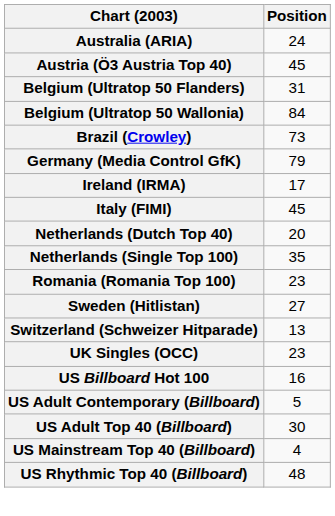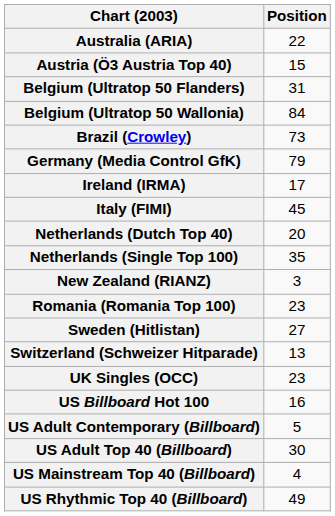(297, 40) 24 -> (297, 40) 22
(297, 64) 45 -> (297, 64) 15
+ row: (134, 281)
(297, 474) 48 -> (297, 498) 49
